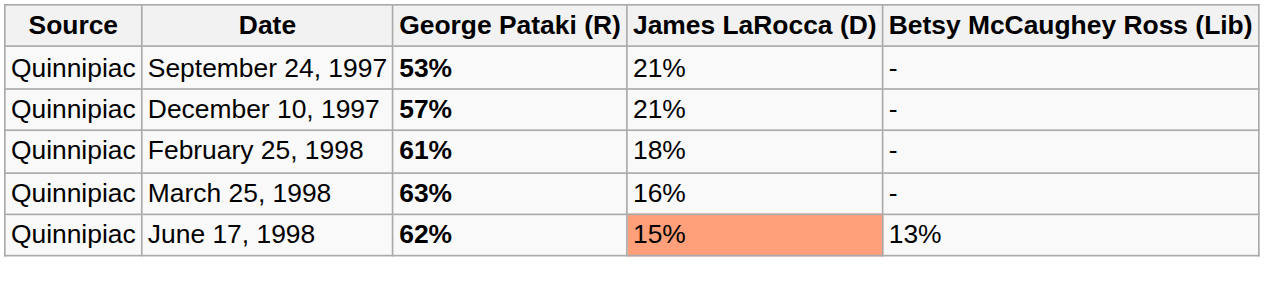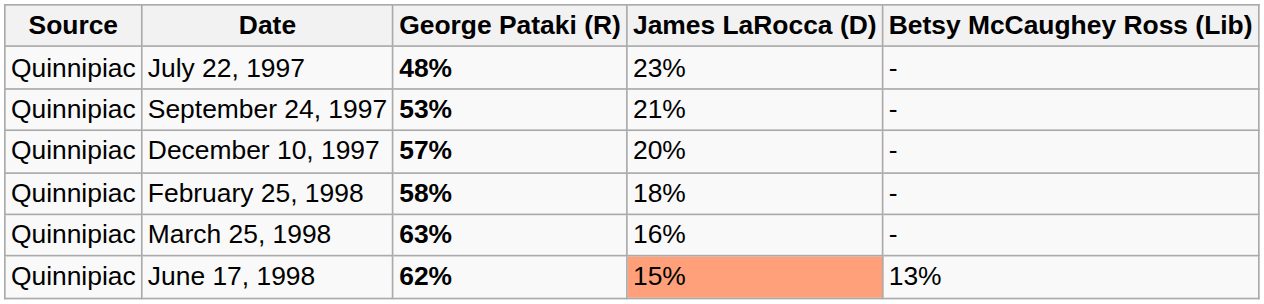+ row: (226, 67)
(659, 109) 21% -> (659, 151) 20%
(426, 151) 61% -> (426, 192) 58%
